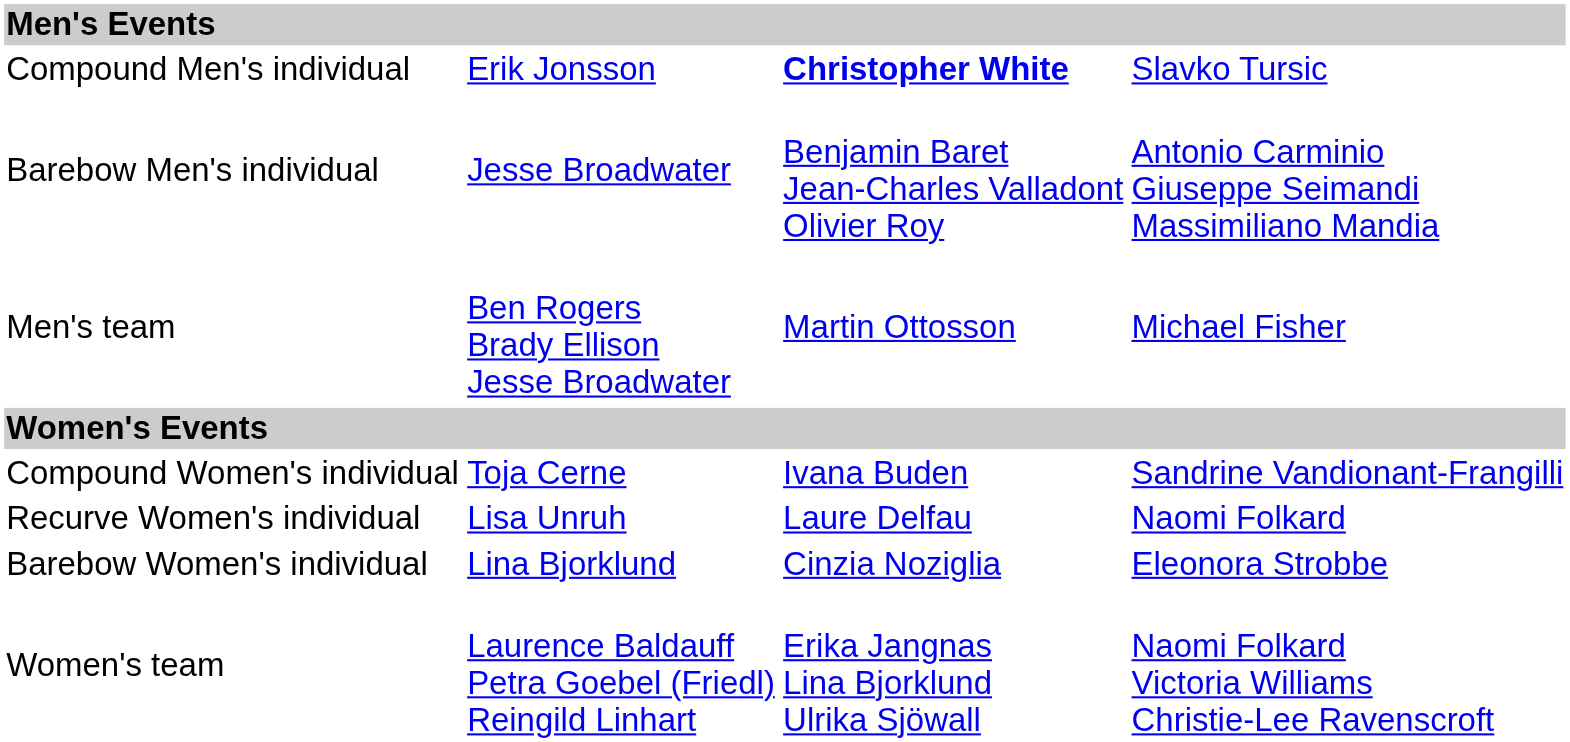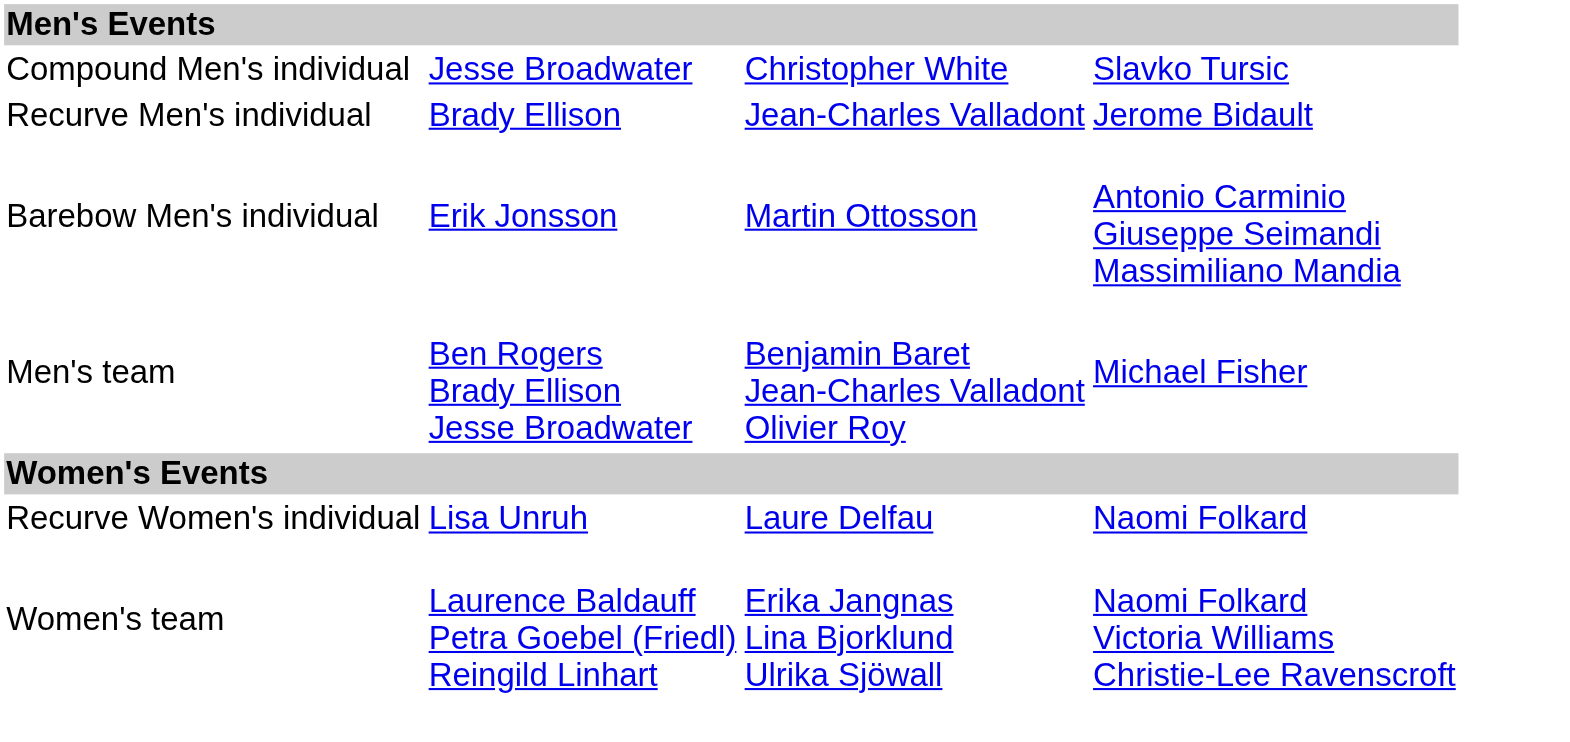(561, 69) Erik Jonsson -> (561, 69) Jesse Broadwater
(926, 69) bold -> (877, 69) normal
+ row: (189, 114)
(599, 170) Jesse Broadwater -> (523, 215) Erik Jonsson
(953, 188) Benjamin Baret Jean-Charles Valladont Olivier Roy -> (861, 215) Martin Ottosson
(899, 327) Martin Ottosson -> (915, 390) Benjamin Baret Jean-Charles Valladont Olivier Roy
- row: (233, 473)
- row: (217, 563)
